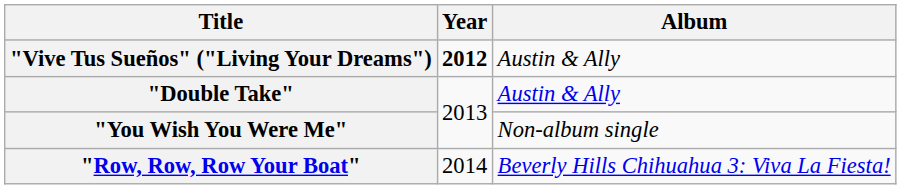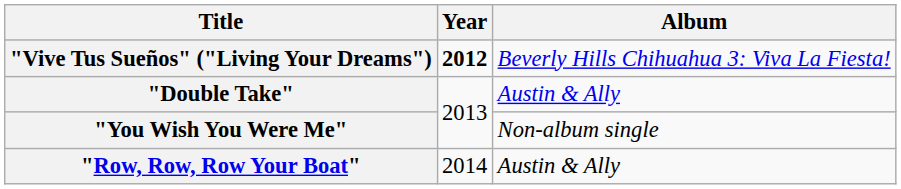(559, 58) Austin & Ally -> (694, 58) Beverly Hills Chihuahua 3: Viva La Fiesta!
(694, 165) Beverly Hills Chihuahua 3: Viva La Fiesta! -> (559, 165) Austin & Ally
